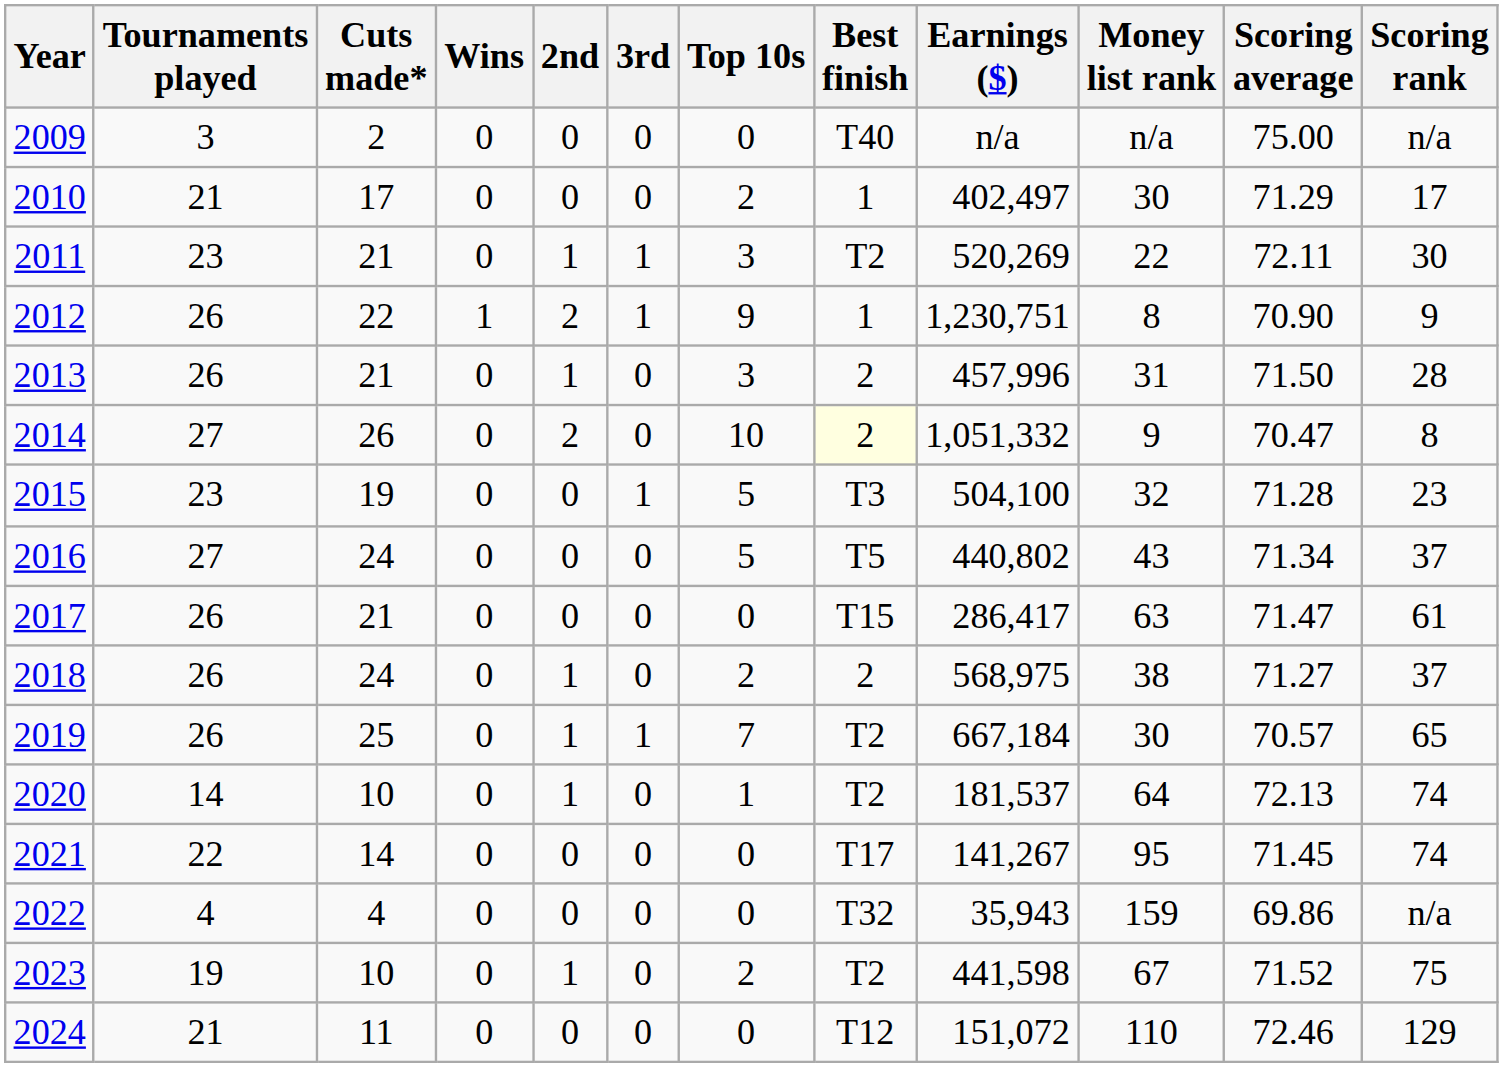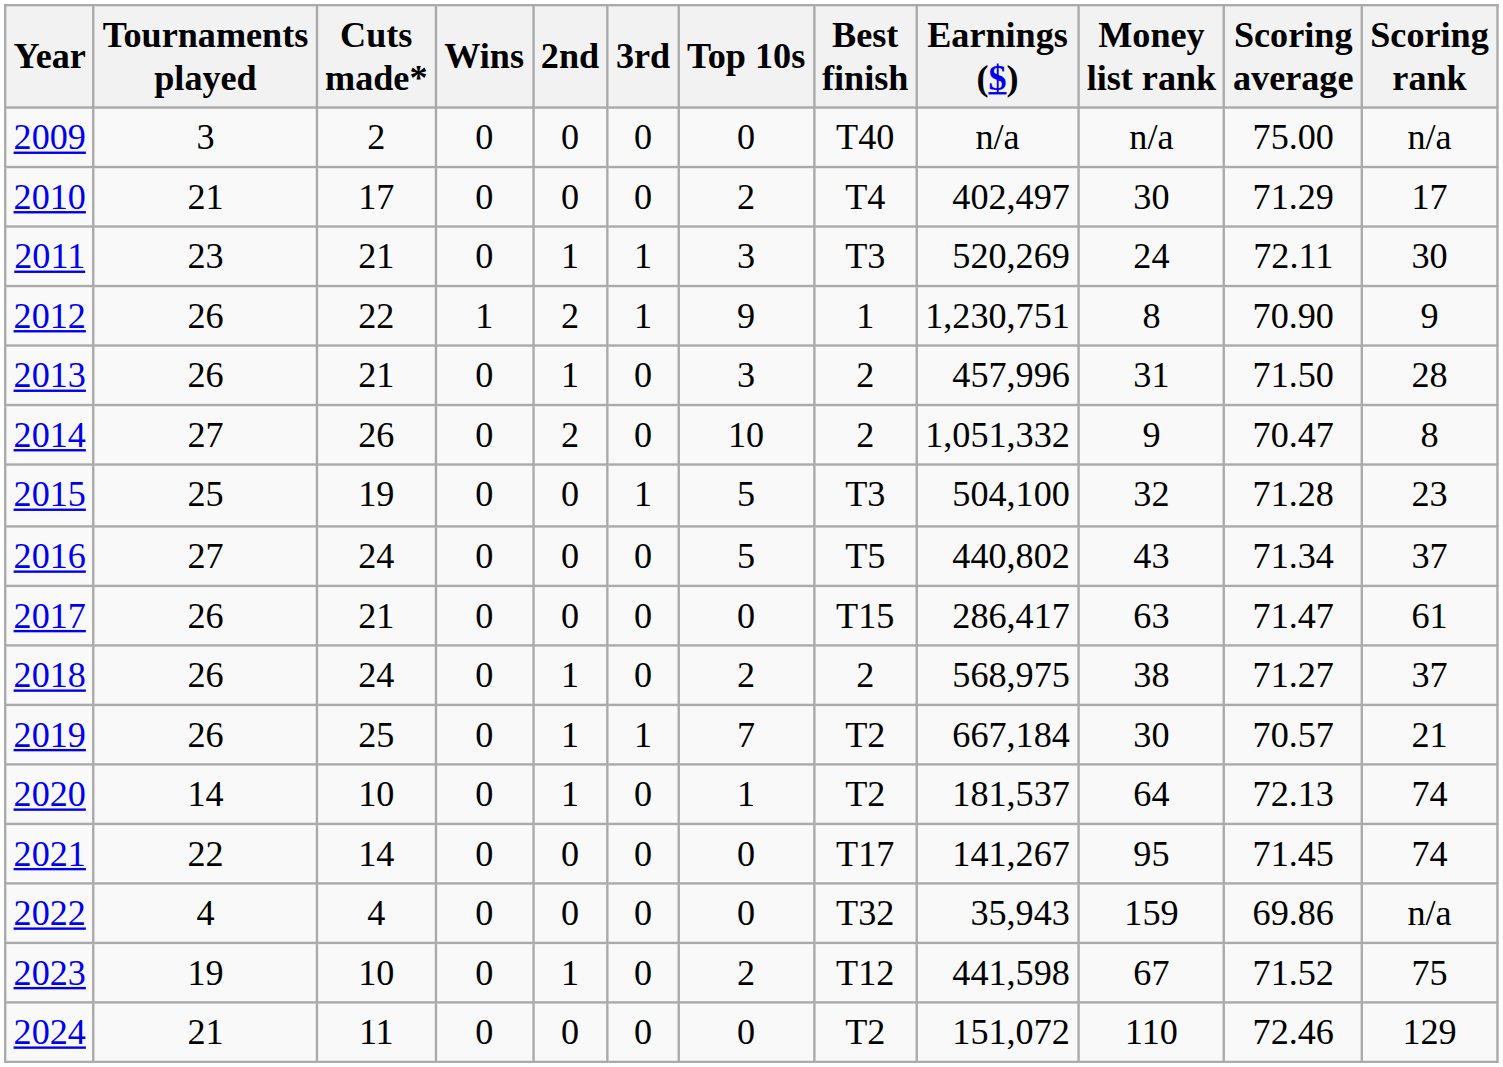(865, 196) 1 -> (865, 196) T4
(865, 256) T2 -> (865, 256) T3
(1151, 256) 22 -> (1151, 256) 24
(865, 435) lightyellow background -> (865, 435) no background
(205, 494) 23 -> (205, 494) 25
(1430, 733) 65 -> (1430, 733) 21
(865, 972) T2 -> (865, 972) T12
(865, 1031) T12 -> (865, 1031) T2
